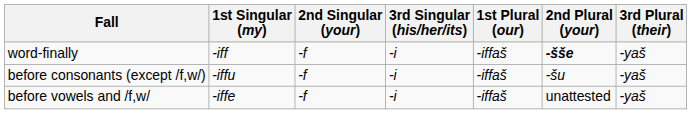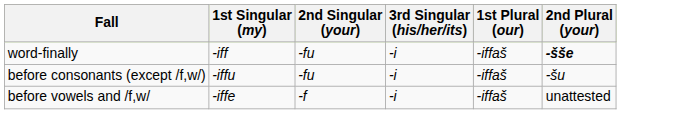- column: (651, 23)
(302, 53) -f -> (306, 53) -fu
(302, 75) -f -> (306, 75) -fu
